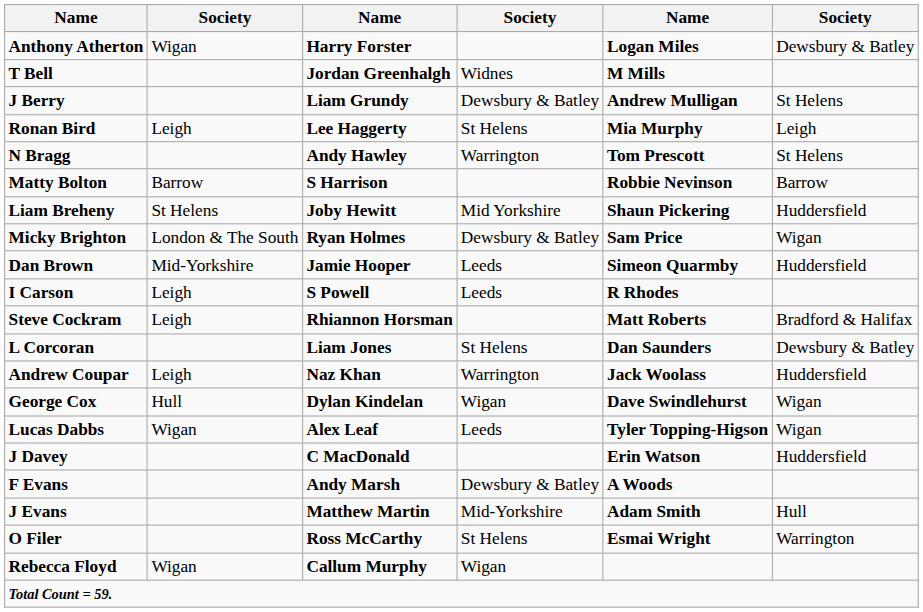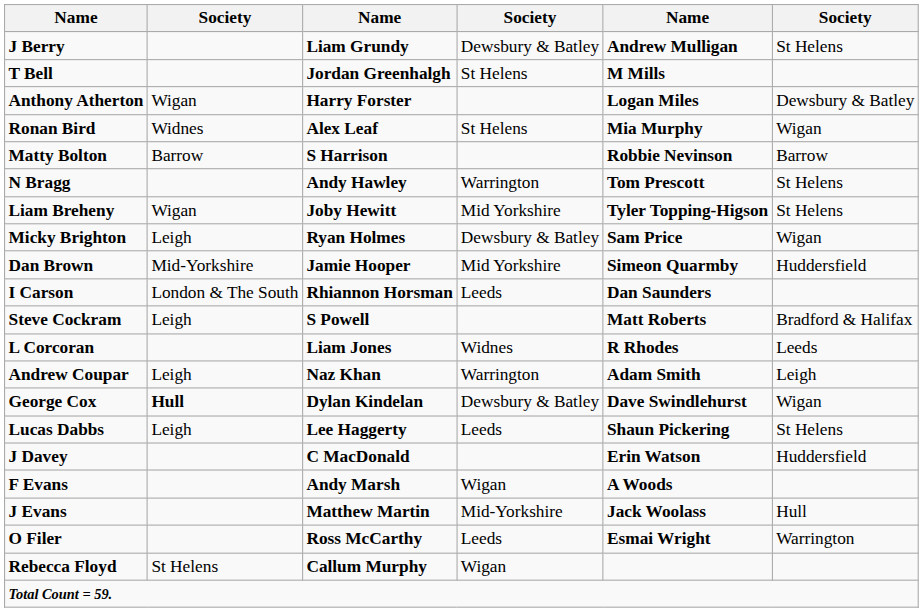rows swapped: (76, 45) <-> (37, 100)
(487, 73) Widnes -> (494, 73) St Helens
(172, 127) Leigh -> (177, 127) Widnes
(357, 127) Lee Haggerty -> (342, 127) Alex Leaf
(796, 127) Leigh -> (799, 127) Wigan
rows swapped: (58, 182) <-> (39, 155)
(185, 210) St Helens -> (174, 210) Wigan
(668, 210) Shaun Pickering -> (688, 210) Tyler Topping-Higson
(821, 210) Huddersfield -> (810, 210) St Helens
(225, 237) London & The South -> (172, 237) Leigh
(481, 264) Leeds -> (511, 264) Mid Yorkshire
(172, 292) Leigh -> (225, 292) London & The South
(338, 292) S Powell -> (380, 292) Rhiannon Horsman
(643, 292) R Rhodes -> (659, 292) Dan Saunders
(380, 319) Rhiannon Horsman -> (338, 319) S Powell
(494, 347) St Helens -> (487, 347) Widnes
(659, 347) Dan Saunders -> (643, 347) R Rhodes
(845, 347) Dewsbury & Batley -> (797, 347) Leeds
(657, 374) Jack Woolass -> (654, 374) Adam Smith
(821, 374) Huddersfield -> (796, 374) Leigh
(167, 401) normal -> (168, 401) bold
(483, 401) Wigan -> (530, 401) Dewsbury & Batley
(174, 429) Wigan -> (172, 429) Leigh
(342, 429) Alex Leaf -> (357, 429) Lee Haggerty
(688, 429) Tyler Topping-Higson -> (668, 429) Shaun Pickering
(799, 429) Wigan -> (810, 429) St Helens
(530, 484) Dewsbury & Batley -> (483, 484) Wigan
(654, 511) Adam Smith -> (657, 511) Jack Woolass
(494, 538) St Helens -> (481, 538) Leeds
(174, 566) Wigan -> (185, 566) St Helens
